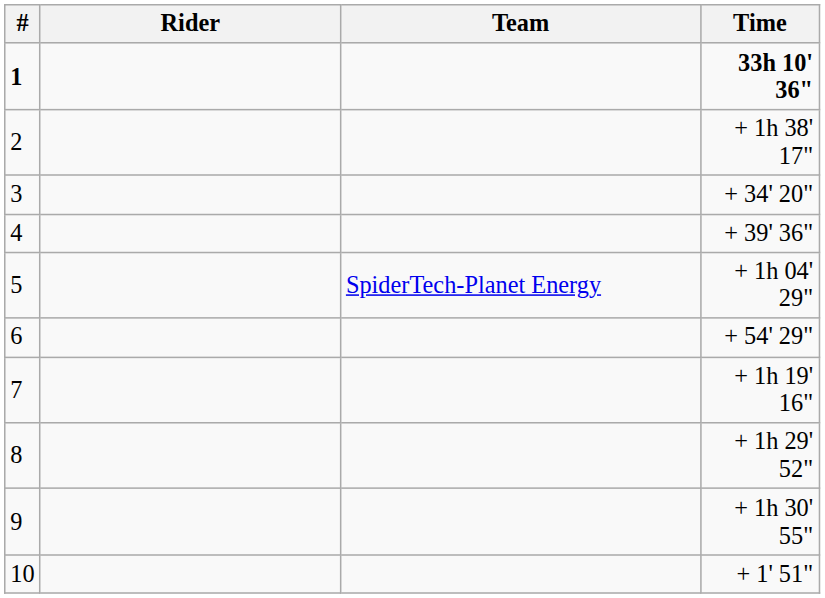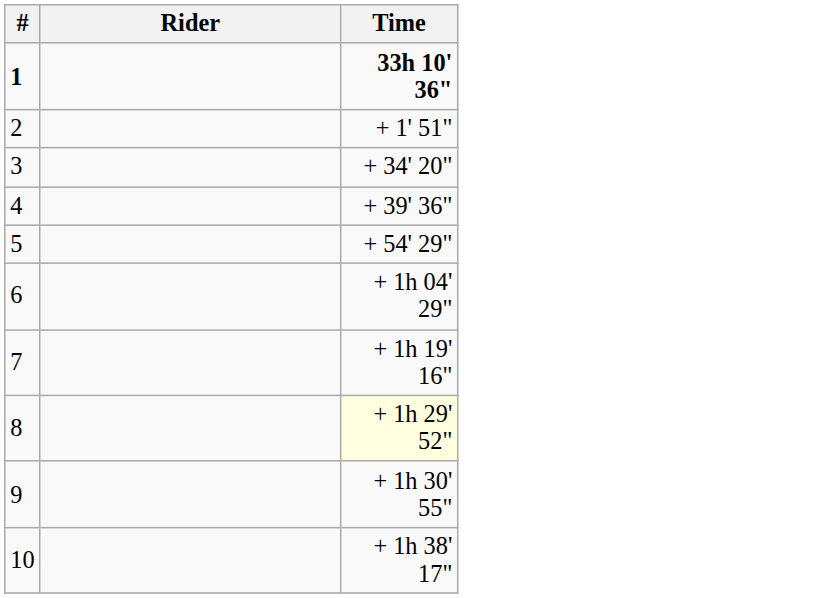- column: (521, 23)
(774, 141) + 1h 38' 17" -> (414, 128) + 1' 51"
(774, 285) + 1h 04' 29" -> (408, 243) + 54' 29"
(769, 337) + 54' 29" -> (413, 296) + 1h 04' 29"
(774, 455) no background -> (413, 428) lightyellow background
(775, 573) + 1' 51" -> (413, 559) + 1h 38' 17"
